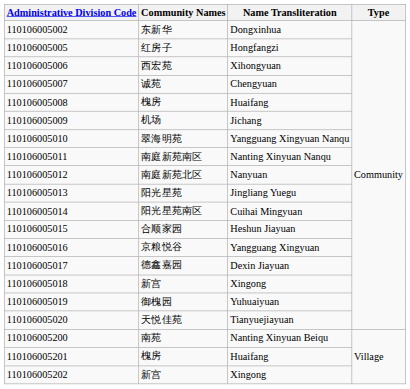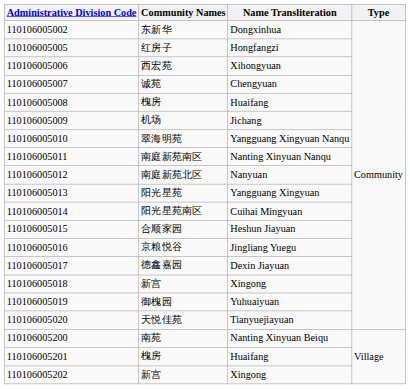(263, 193) Jingliang Yuegu -> (275, 193) Yangguang Xingyuan
(275, 247) Yangguang Xingyuan -> (263, 247) Jingliang Yuegu
